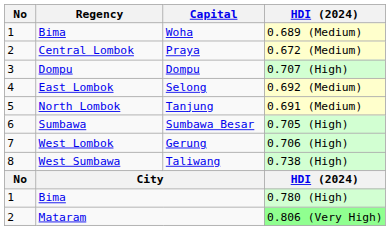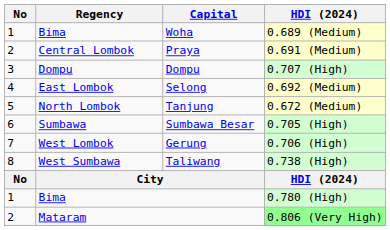(315, 51) 0.672 (Medium) -> (315, 51) 0.691 (Medium)
(315, 106) 0.691 (Medium) -> (315, 106) 0.672 (Medium)
